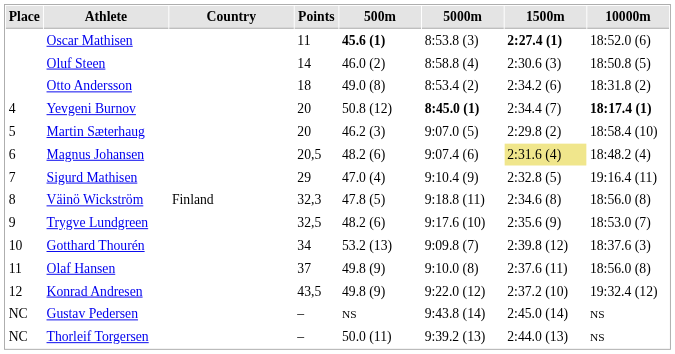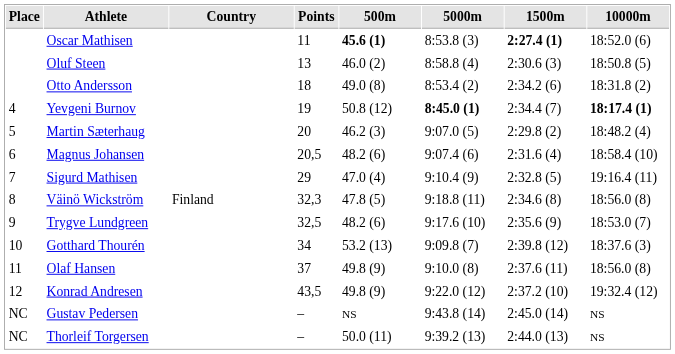(304, 63) 14 -> (304, 63) 13
(304, 108) 20 -> (304, 108) 19
(624, 131) 18:58.4 (10) -> (620, 131) 18:48.2 (4)
(534, 154) khaki background -> (534, 154) no background
(620, 154) 18:48.2 (4) -> (624, 154) 18:58.4 (10)
